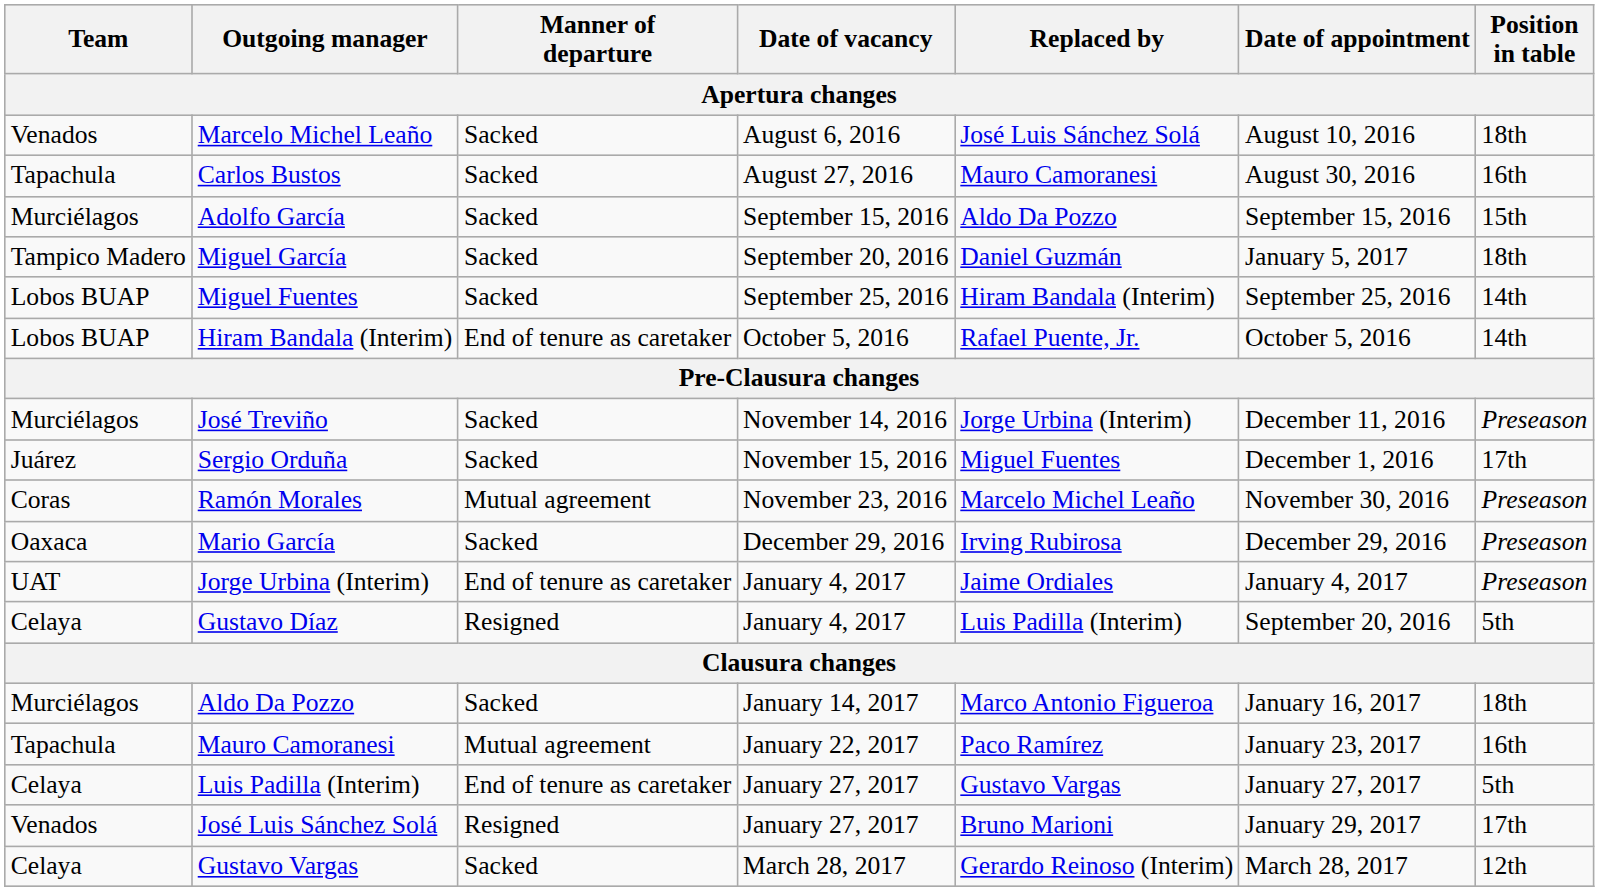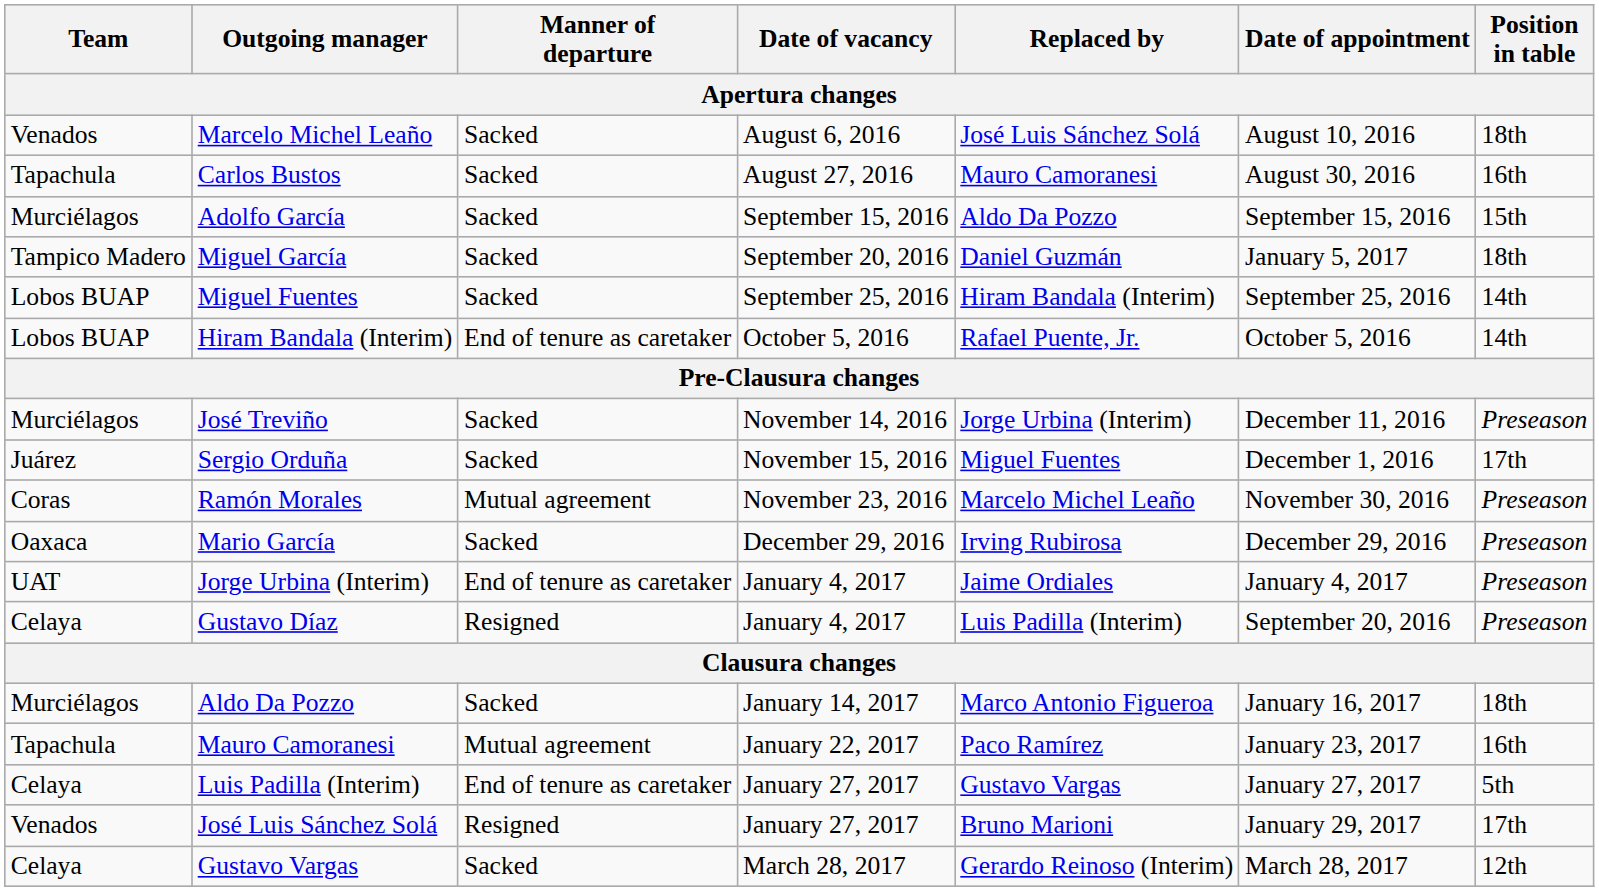(1498, 622) 5th -> (1534, 622) Preseason
